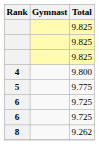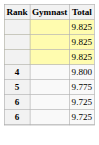- row: (17, 132)
